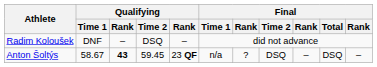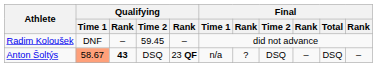(153, 41) DSQ -> (153, 41) 59.45
(92, 56) no background -> (92, 56) lightsalmon background
(153, 56) 59.45 -> (153, 56) DSQ
